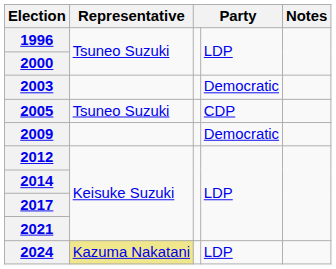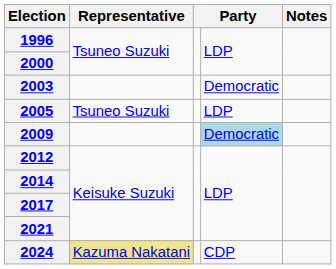(220, 110) CDP -> (218, 110) LDP
(241, 134) no background -> (241, 134) lightblue background
(218, 252) LDP -> (220, 252) CDP
